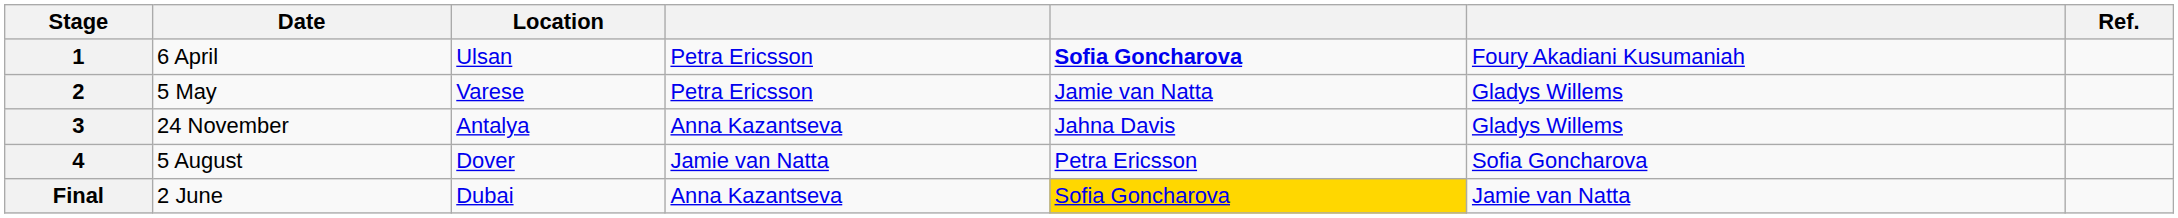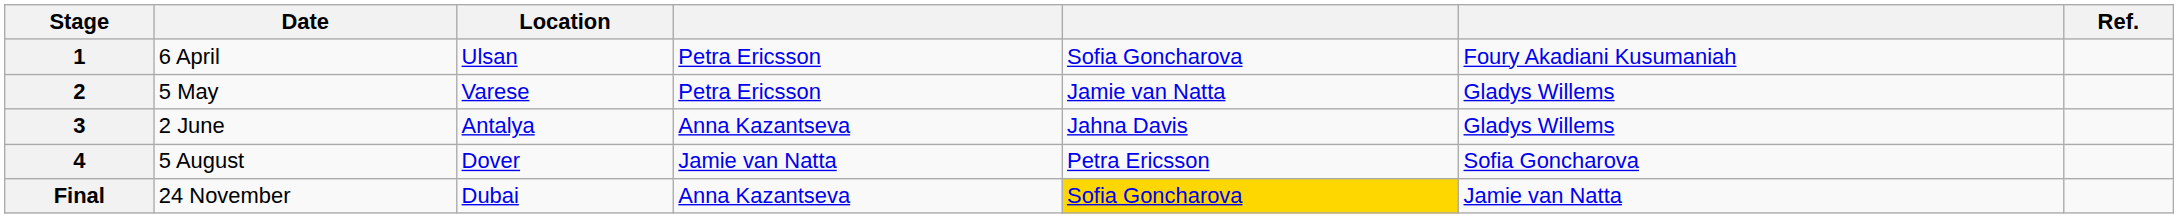(1148, 56) bold -> (1155, 56) normal
(223, 126) 24 November -> (192, 126) 2 June
(190, 195) 2 June -> (225, 195) 24 November
